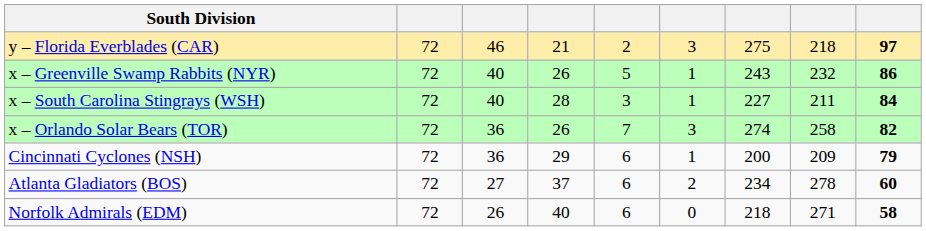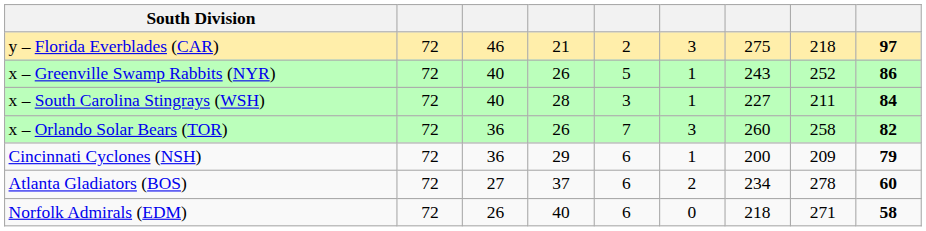(823, 73) 232 -> (823, 73) 252
(757, 128) 274 -> (757, 128) 260
